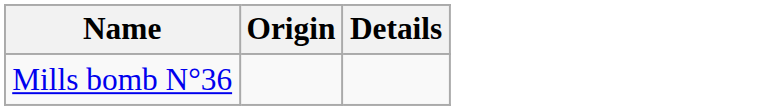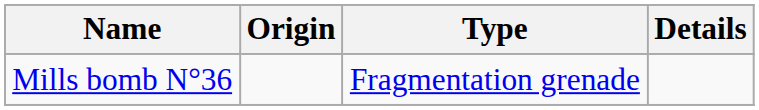+ column: (495, 29)
